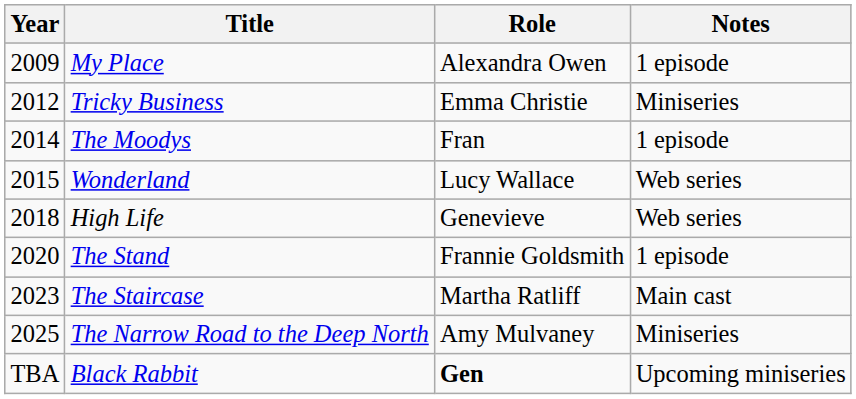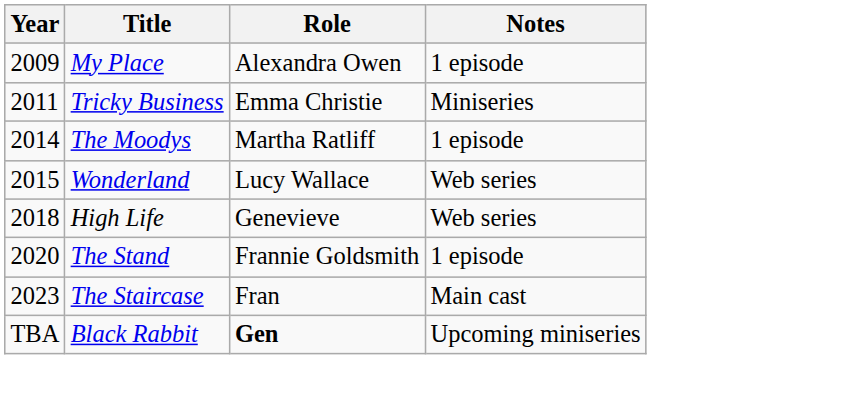(35, 101) 2012 -> (34, 101) 2011
(463, 140) Fran -> (305, 140) Martha Ratliff
(510, 295) Martha Ratliff -> (257, 295) Fran
- row: (250, 334)
